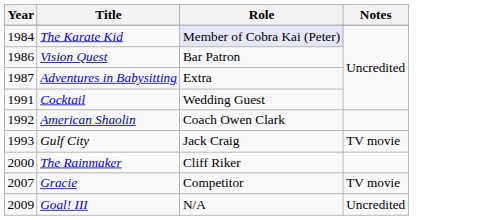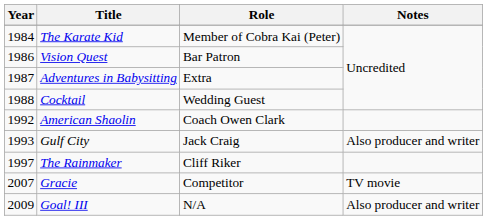(262, 36) lavender background -> (262, 36) no background
(21, 99) 1991 -> (21, 99) 1988
(373, 141) TV movie -> (413, 141) Also producer and writer
(21, 162) 2000 -> (21, 162) 1997
(376, 204) Uncredited -> (413, 204) Also producer and writer
